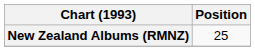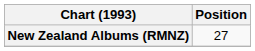(221, 35) 25 -> (221, 35) 27
